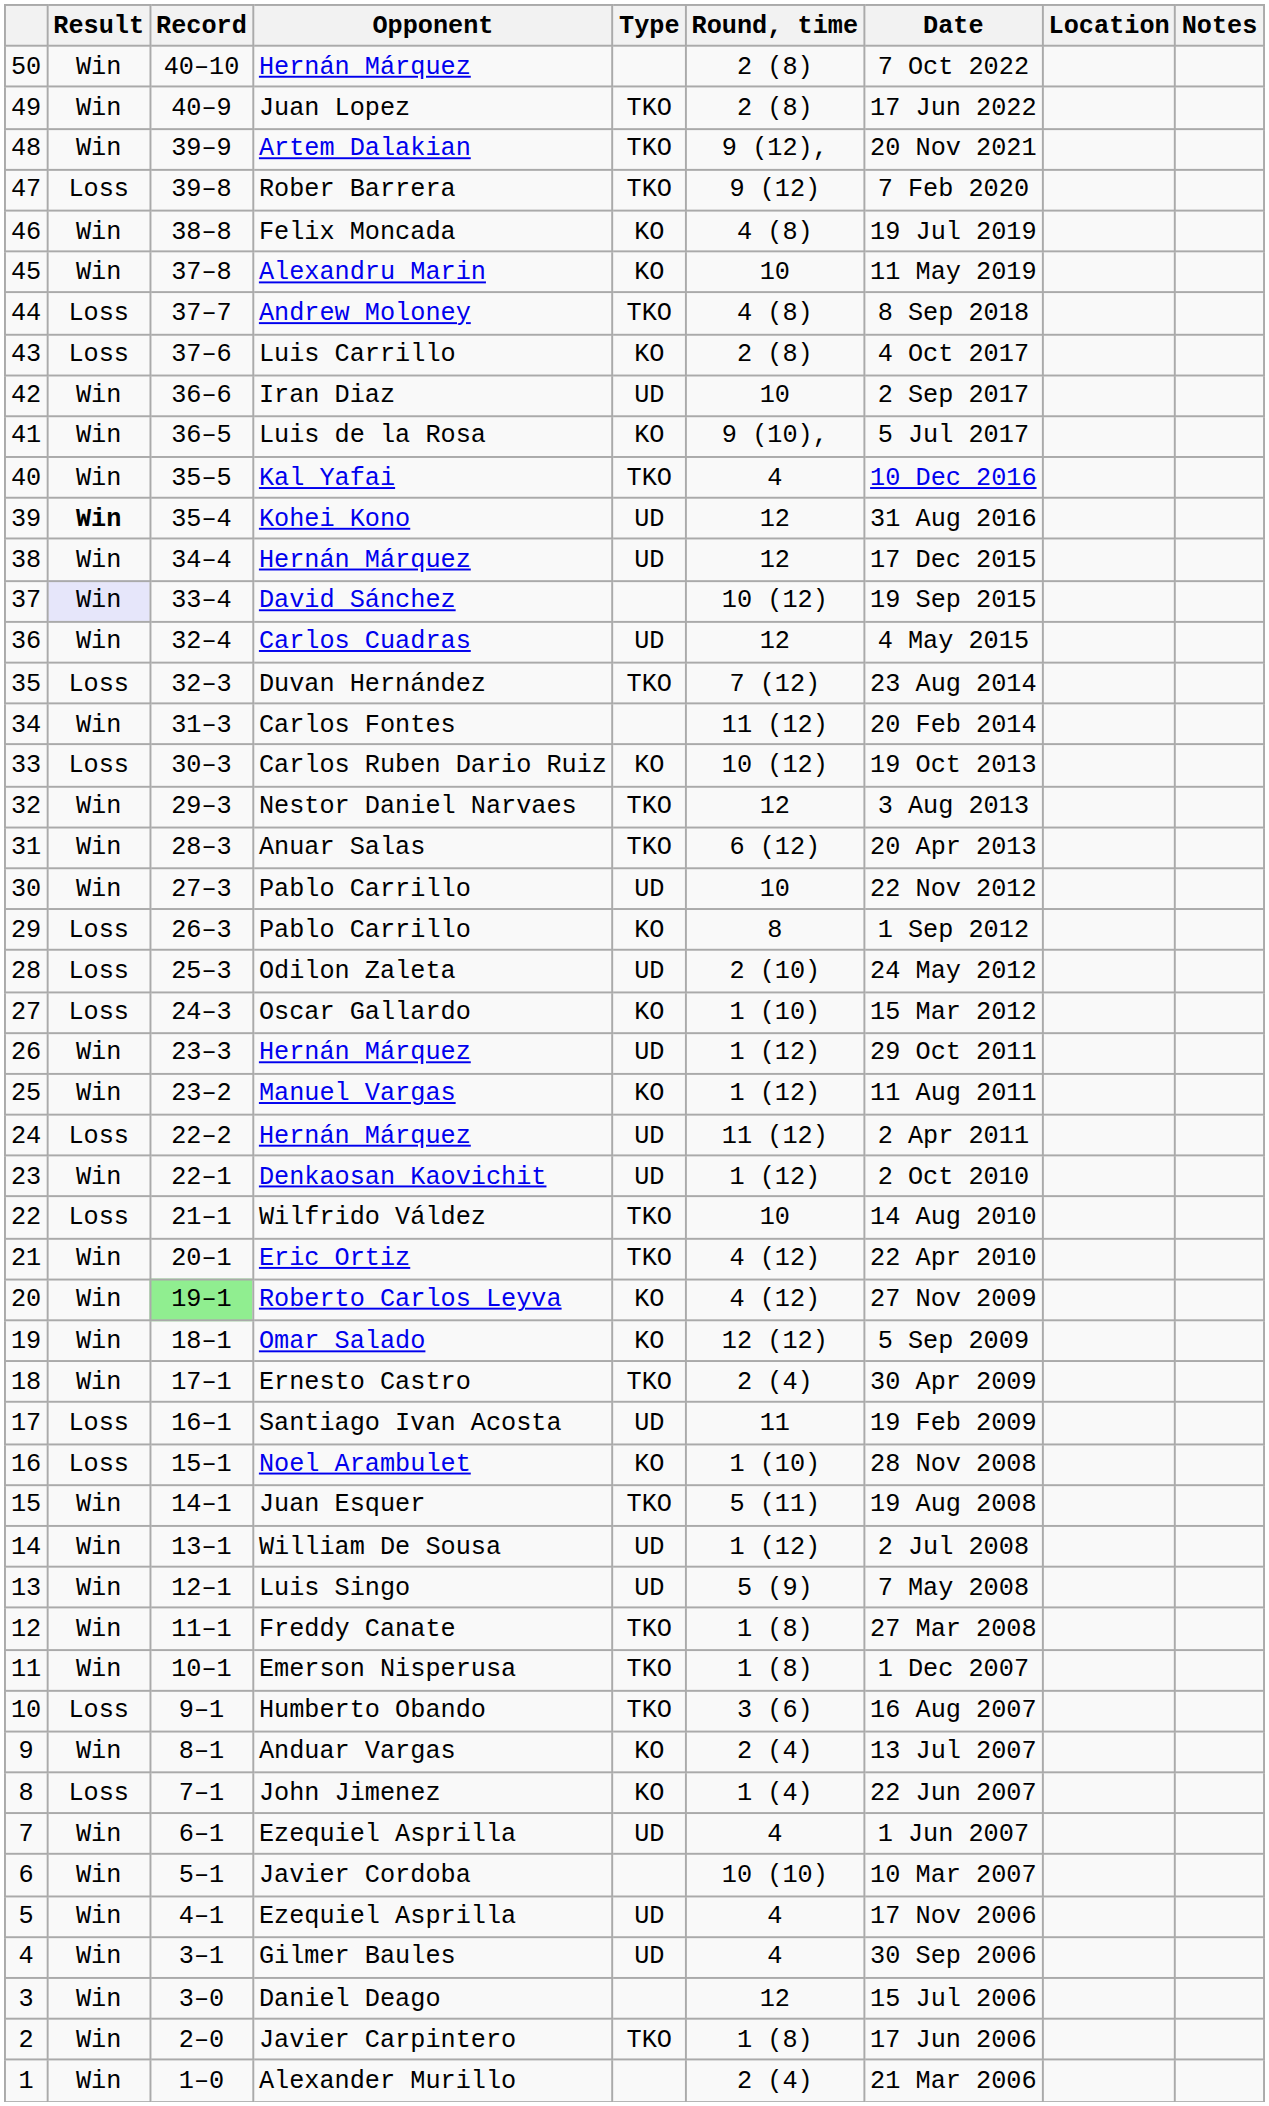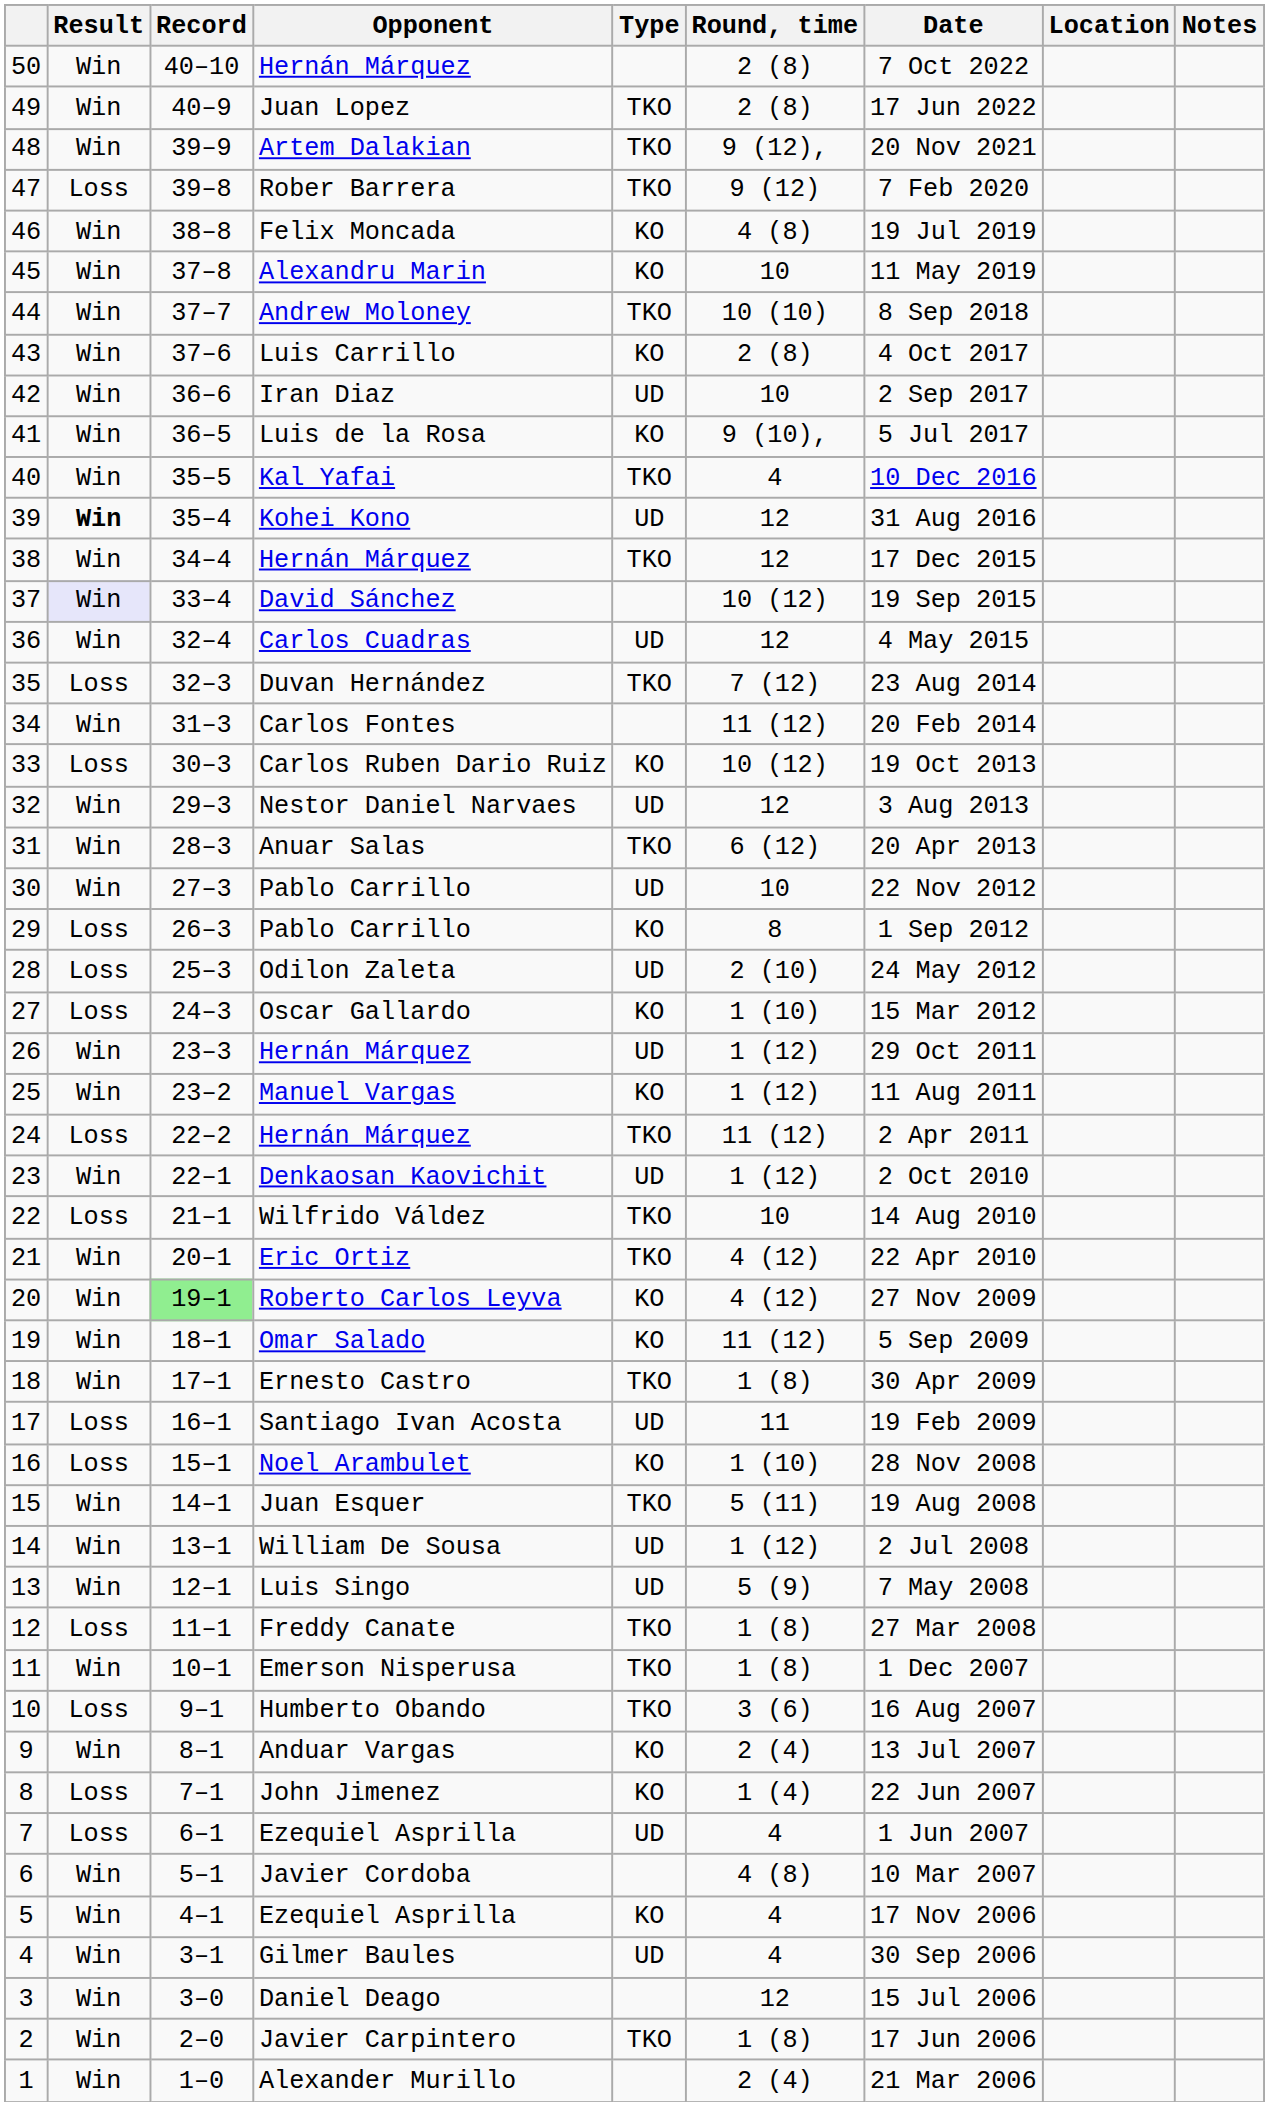(99, 313) Loss -> (99, 313) Win
(775, 313) 4 (8) -> (775, 313) 10 (10)
(99, 354) Loss -> (99, 354) Win
(649, 560) UD -> (649, 560) TKO
(649, 806) TKO -> (649, 806) UD
(649, 1135) UD -> (649, 1135) TKO
(775, 1341) 12 (12) -> (775, 1341) 11 (12)
(775, 1382) 2 (4) -> (775, 1382) 1 (8)
(99, 1629) Win -> (99, 1629) Loss
(99, 1834) Win -> (99, 1834) Loss
(775, 1875) 10 (10) -> (775, 1875) 4 (8)
(649, 1916) UD -> (649, 1916) KO
